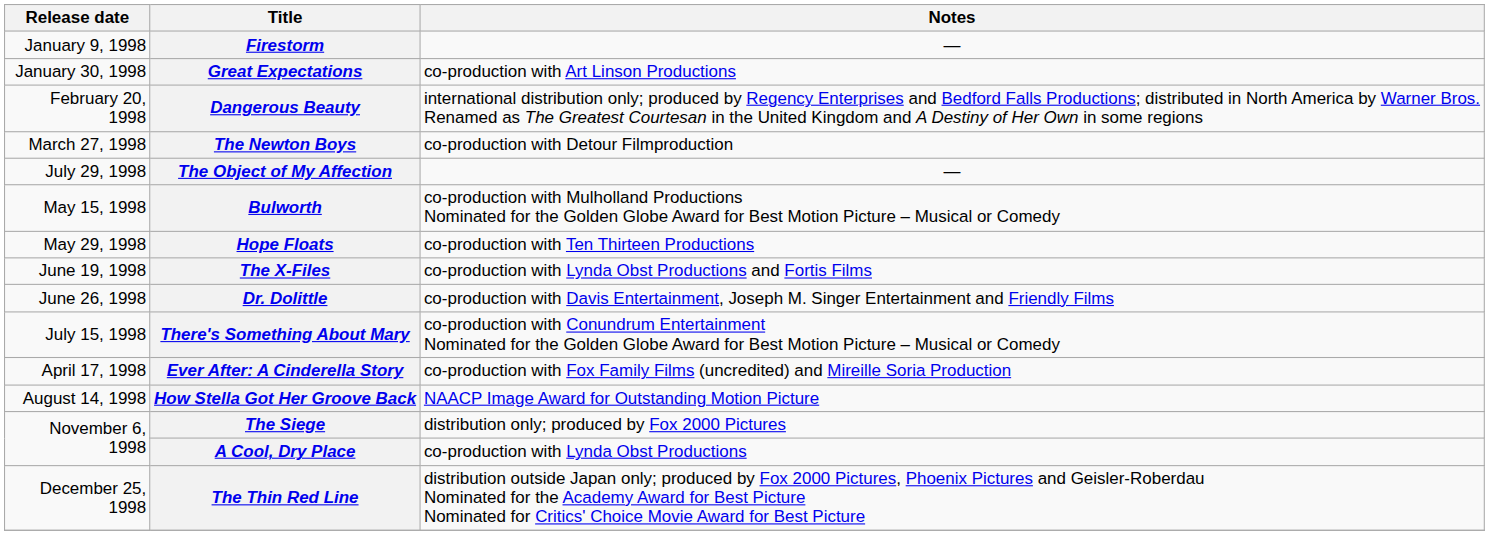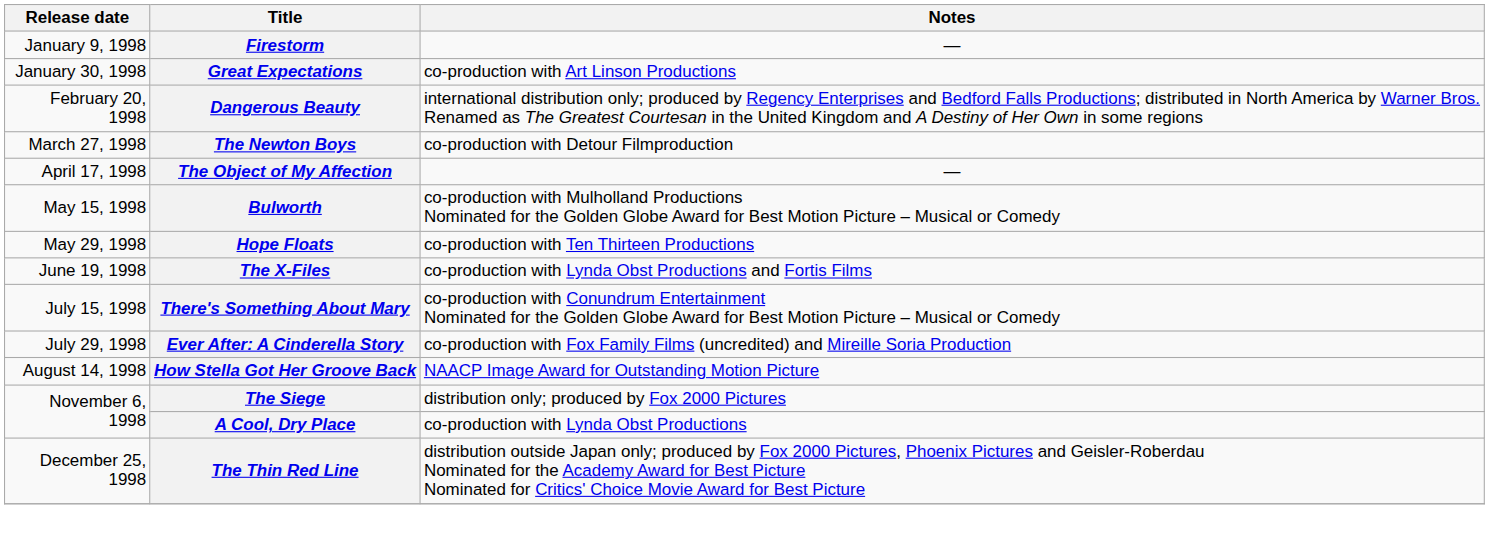(96, 171) July 29, 1998 -> (94, 171) April 17, 1998
- row: (285, 298)
(94, 371) April 17, 1998 -> (96, 344) July 29, 1998
